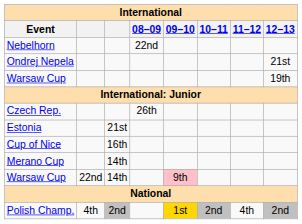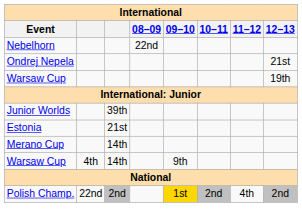+ row: (38, 111)
- row: (34, 111)
- row: (34, 144)
(91, 177) 22nd -> (91, 161) 4th
(180, 177) pink background -> (180, 161) no background
(91, 210) 4th -> (91, 194) 22nd
